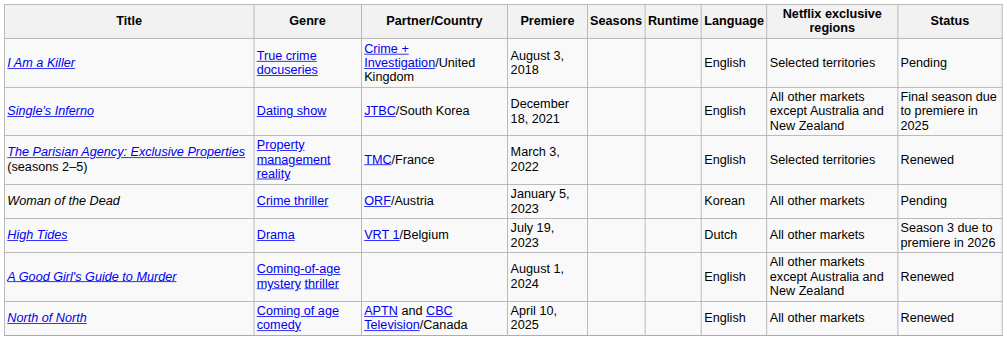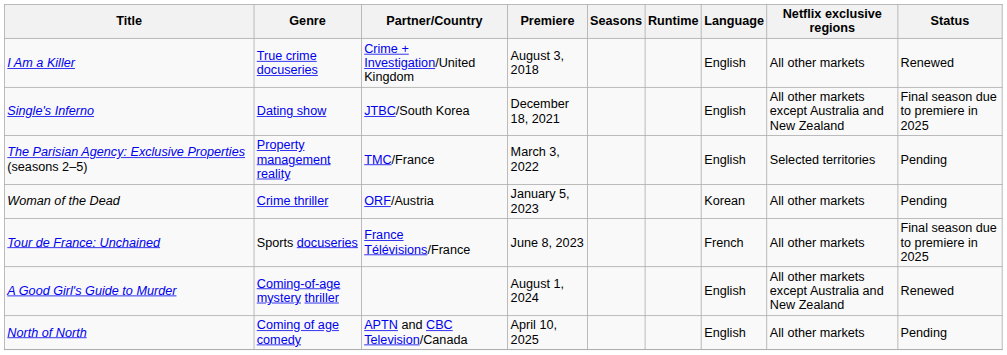(823, 63) Selected territories -> (817, 63) All other markets
(924, 63) Pending -> (927, 63) Renewed
(927, 159) Renewed -> (924, 159) Pending
+ row: (84, 242)
- row: (37, 235)
(927, 318) Renewed -> (924, 332) Pending
